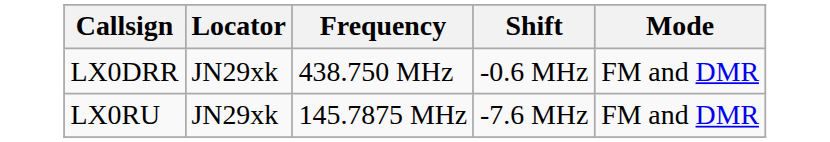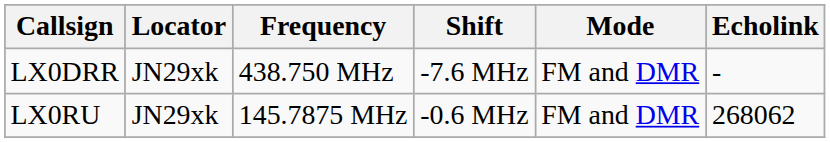+ column: (765, 26)
(534, 70) -0.6 MHz -> (474, 70) -7.6 MHz
(534, 114) -7.6 MHz -> (474, 114) -0.6 MHz
